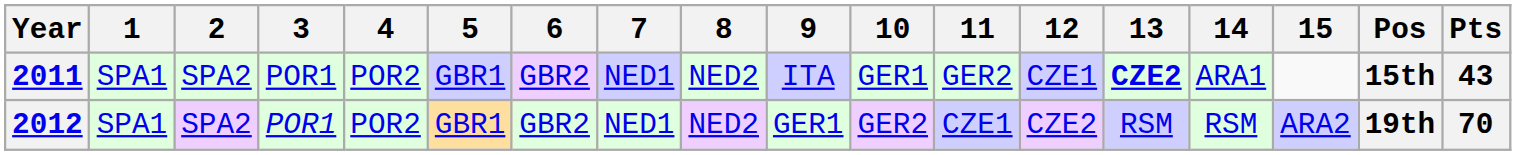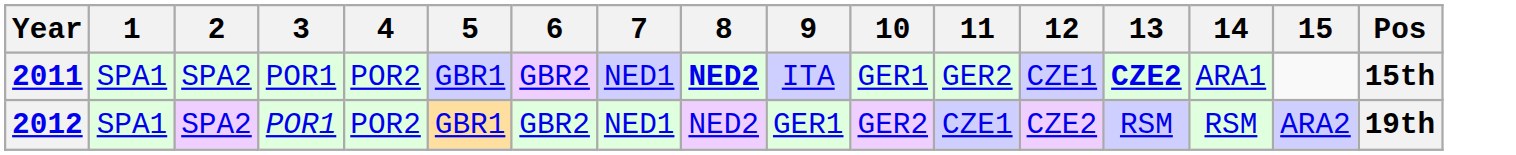- column: (1476, 29)
(724, 77) normal -> (724, 77) bold
